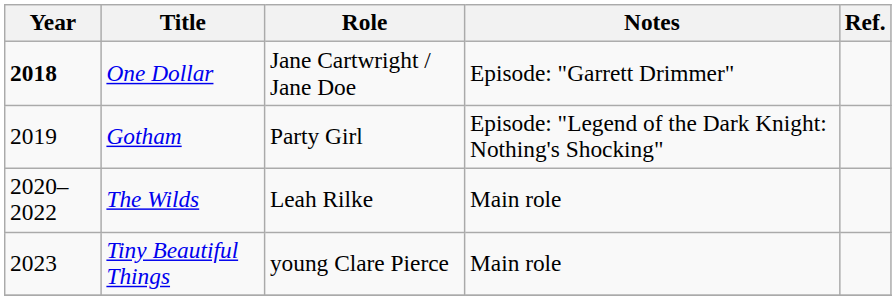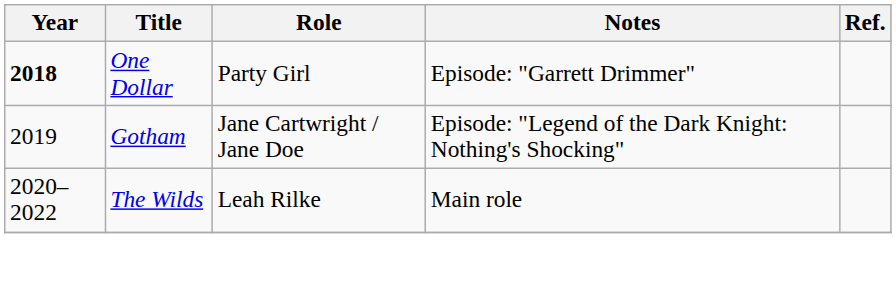(350, 73) Jane Cartwright / Jane Doe -> (264, 73) Party Girl
(316, 136) Party Girl -> (298, 136) Jane Cartwright / Jane Doe
- row: (172, 263)
